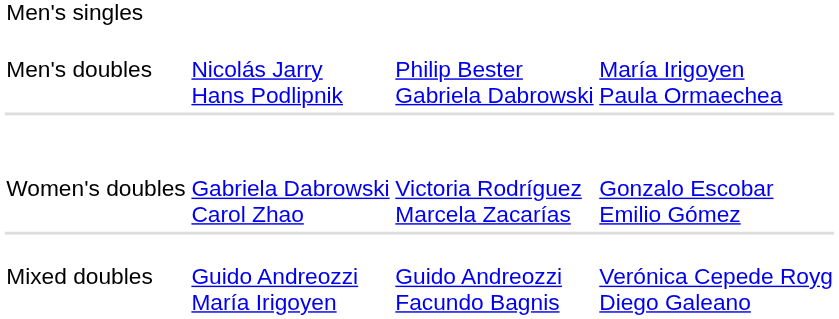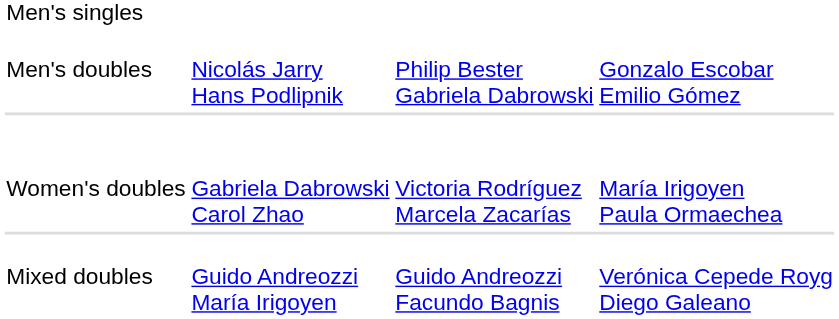(691, 82) María Irigoyen Paula Ormaechea -> (686, 82) Gonzalo Escobar Emilio Gómez
(686, 201) Gonzalo Escobar Emilio Gómez -> (691, 201) María Irigoyen Paula Ormaechea
